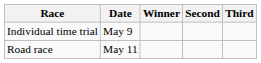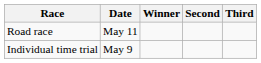rows swapped: (52, 31) <-> (30, 49)
